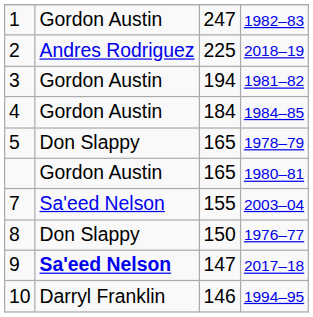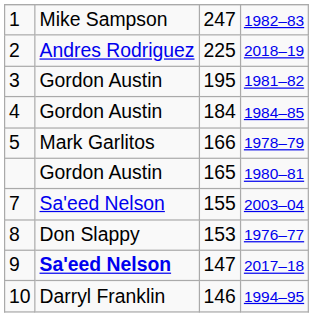(101, 19) Gordon Austin -> (104, 19) Mike Sampson
(220, 81) 194 -> (220, 81) 195
(90, 142) Don Slappy -> (97, 142) Mark Garlitos
(220, 142) 165 -> (220, 142) 166
(220, 234) 150 -> (220, 234) 153
